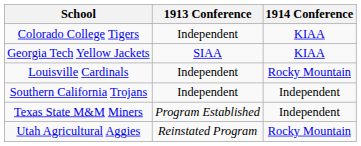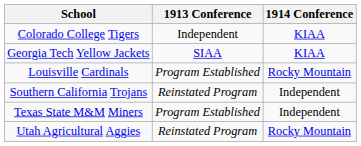(208, 72) Independent -> (208, 72) Program Established
(208, 92) Independent -> (208, 92) Reinstated Program
